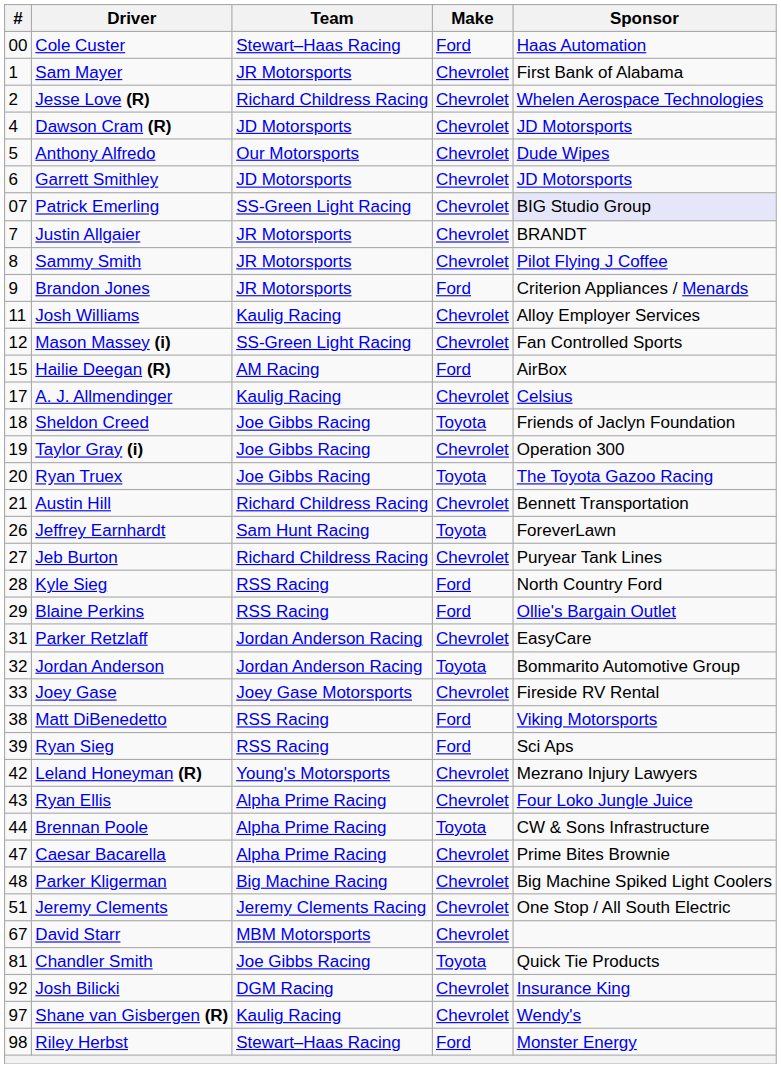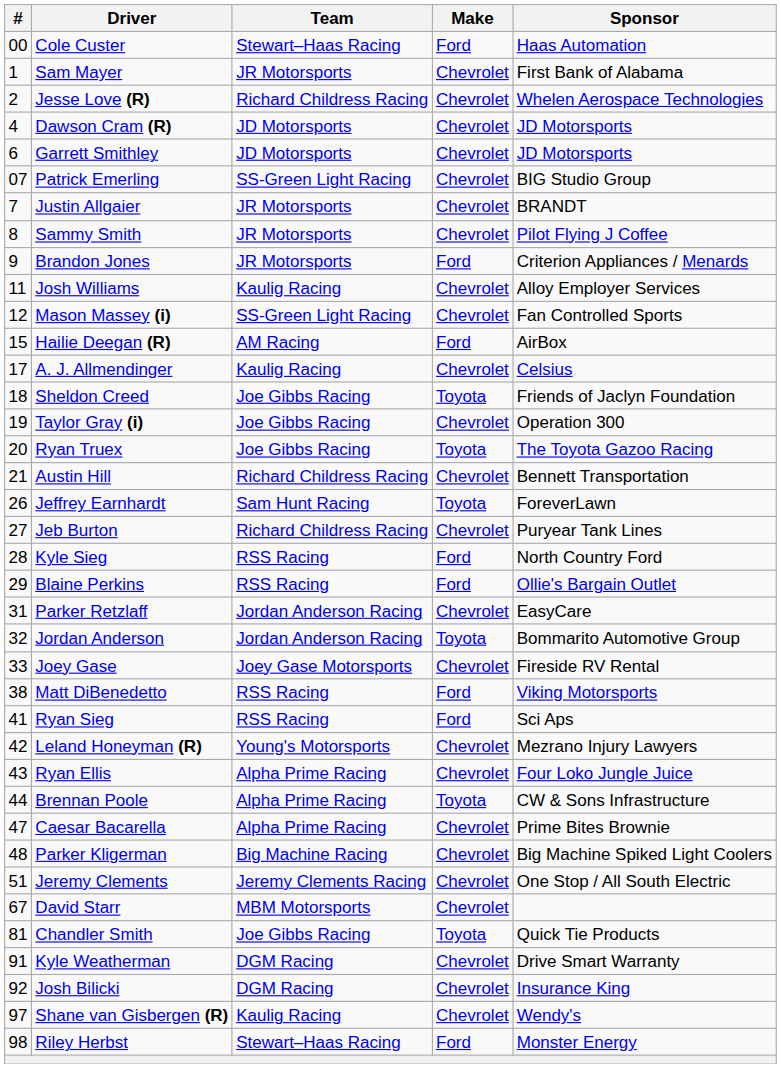- row: (95, 153)
(584, 207) lavender background -> (584, 180) no background
(18, 746) 39 -> (18, 719) 41
+ row: (103, 961)
